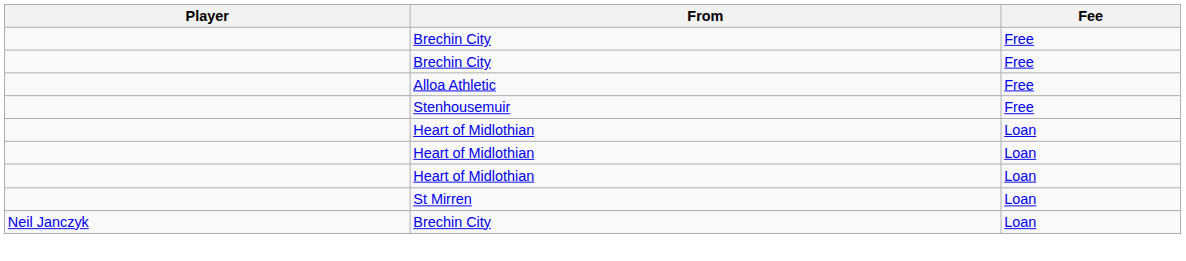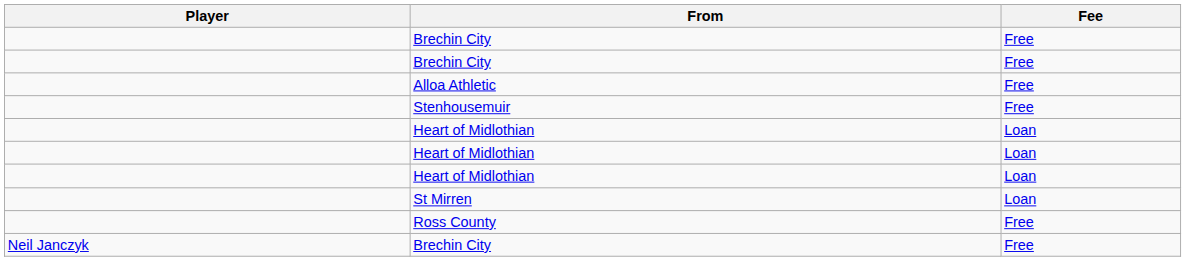+ row: (207, 222)
(1020, 222) Loan -> (1019, 245) Free
